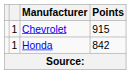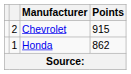(14, 29) 1 -> (14, 29) 2
(101, 45) 842 -> (101, 45) 862
